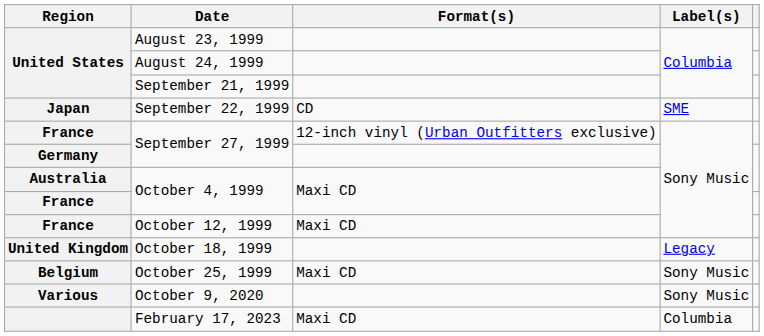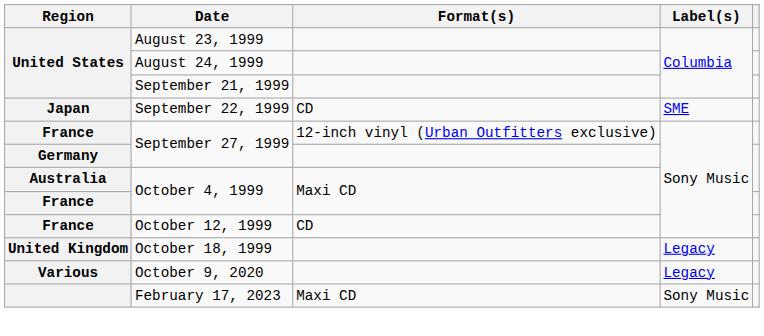(326, 226) Maxi CD -> (305, 226) CD
- row: (68, 273)
(706, 296) Sony Music -> (689, 273) Legacy
(698, 319) Columbia -> (706, 296) Sony Music
